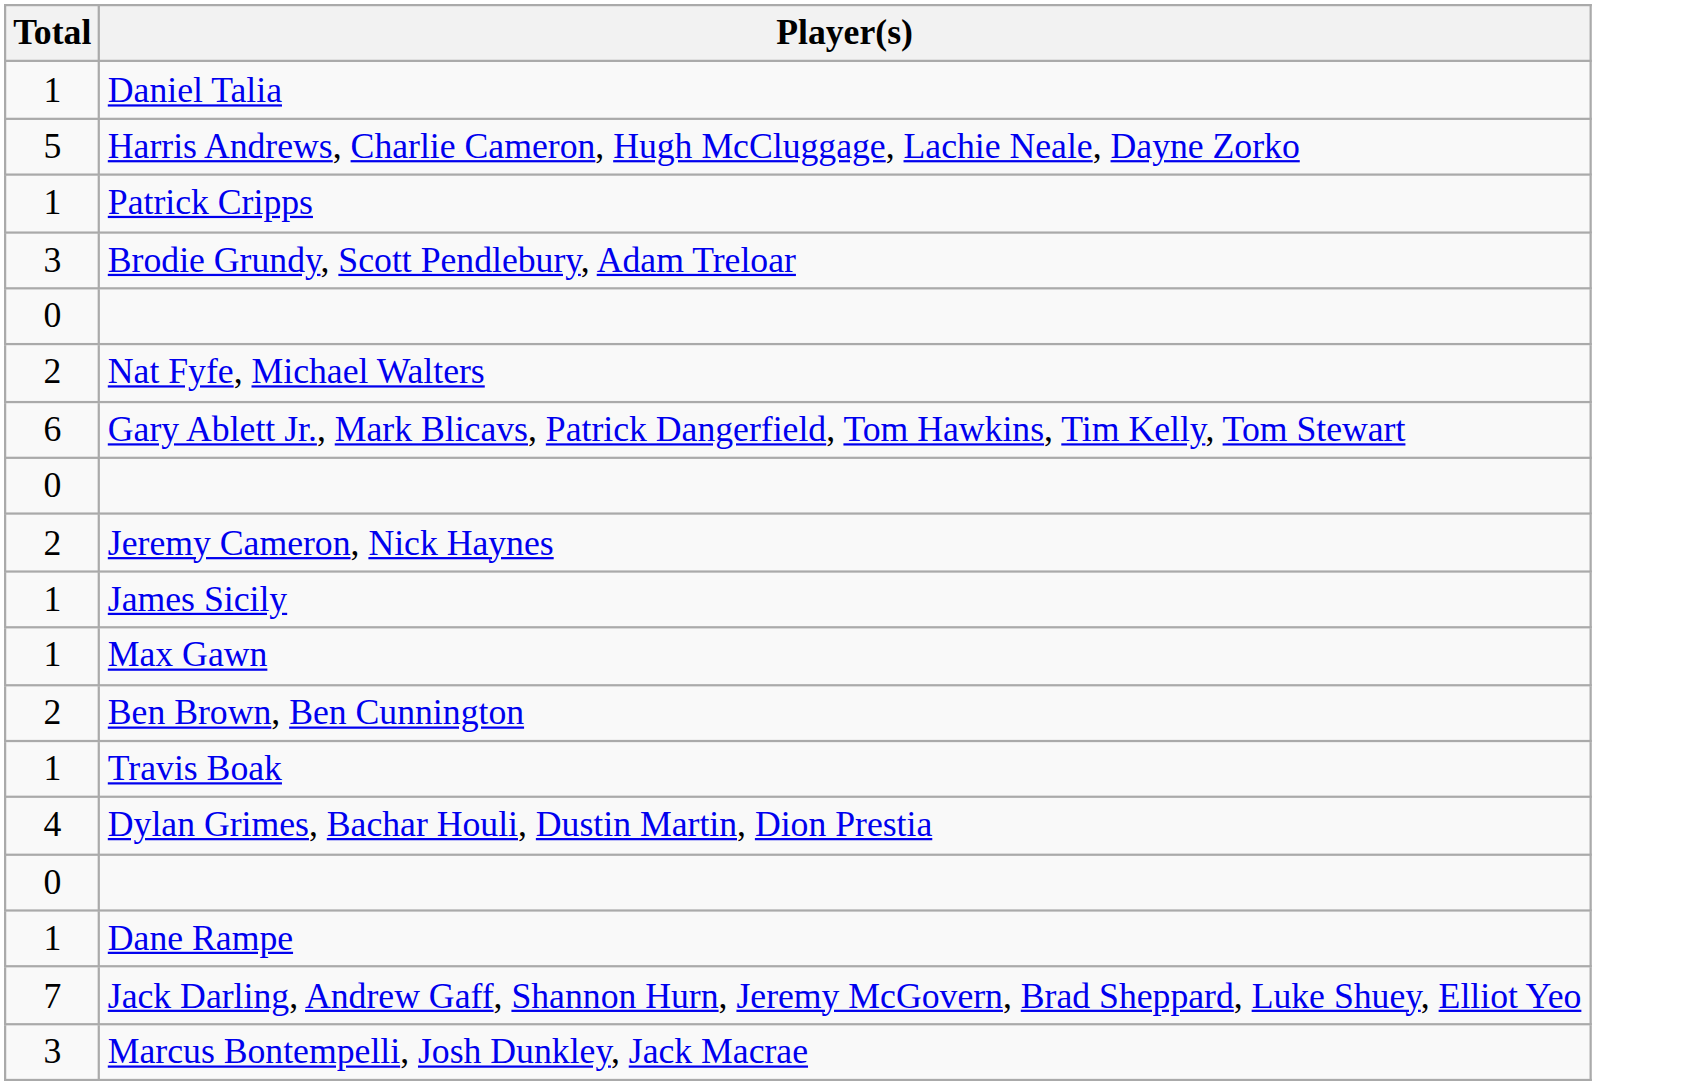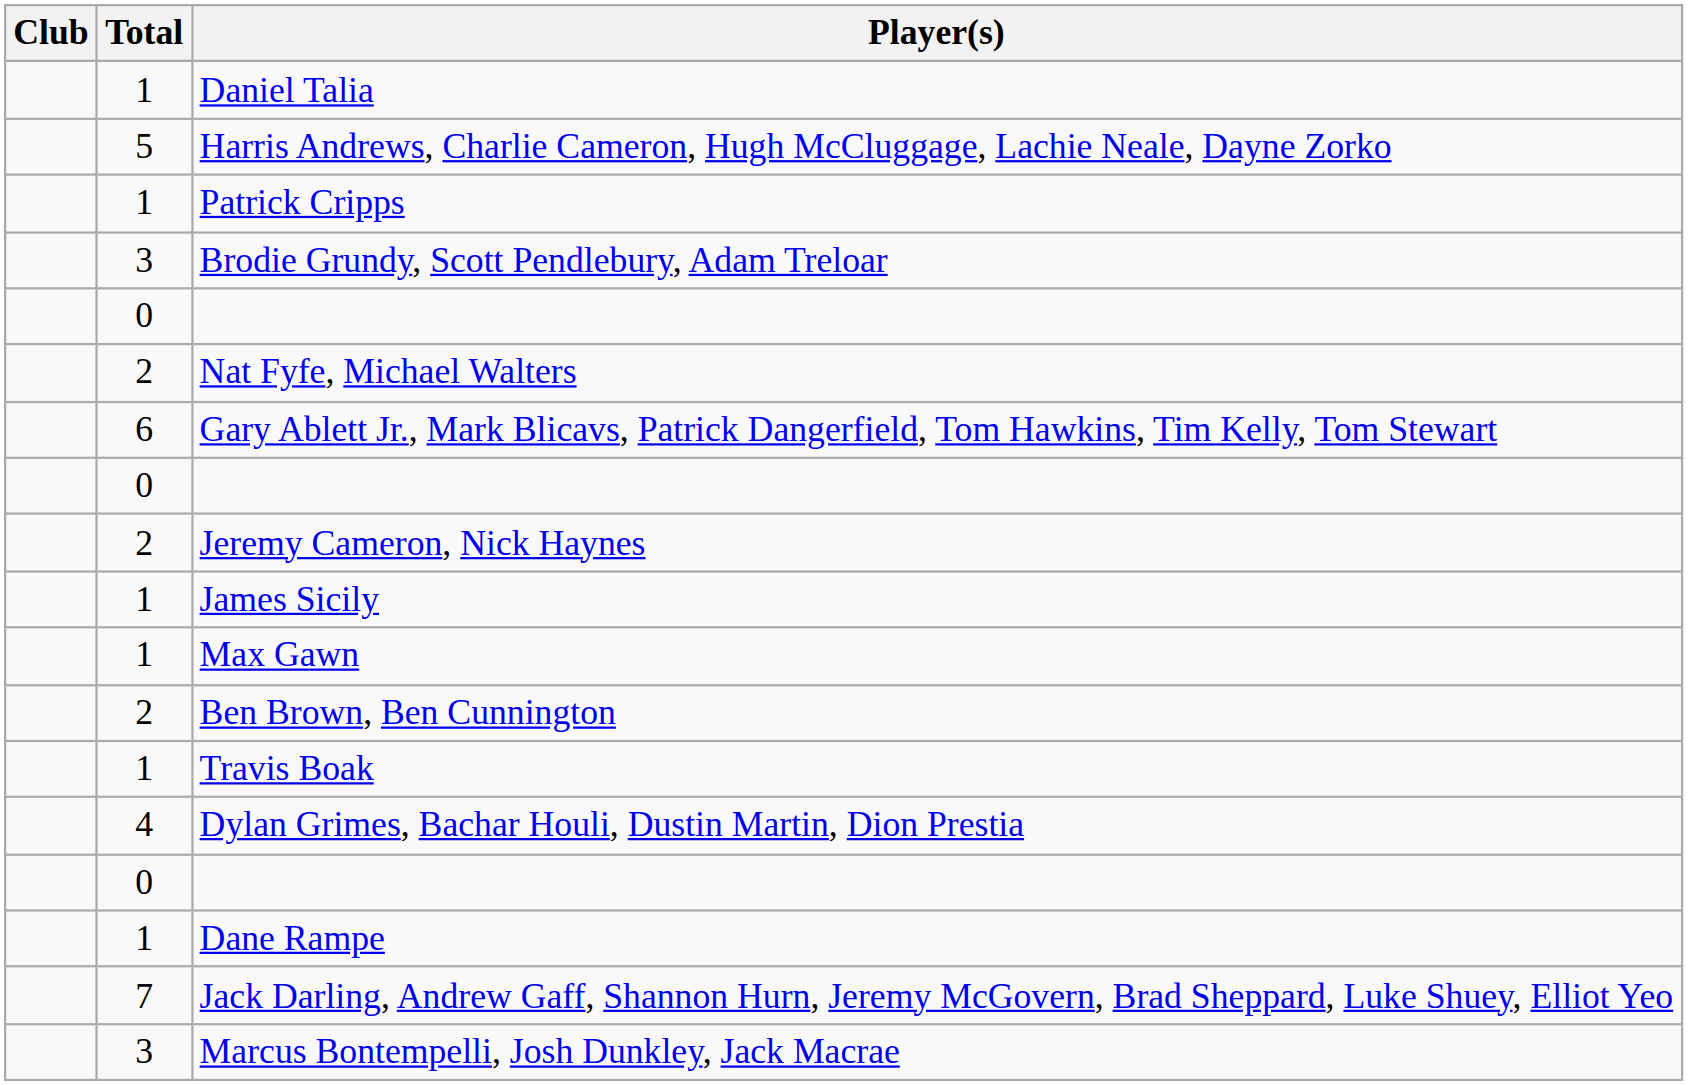+ column: (51, 32)
